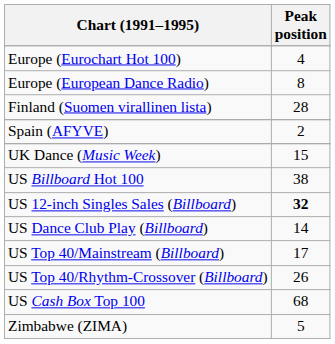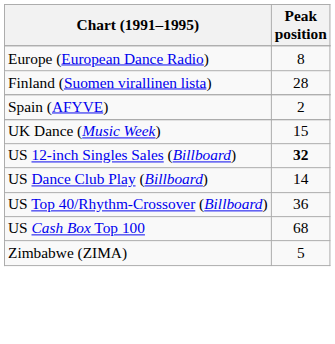- row: (94, 58)
- row: (76, 180)
- row: (116, 253)
(301, 277) 26 -> (301, 204) 36
